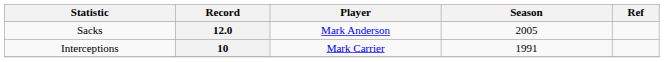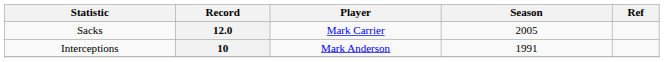(356, 30) Mark Anderson -> (356, 30) Mark Carrier
(356, 48) Mark Carrier -> (356, 48) Mark Anderson
